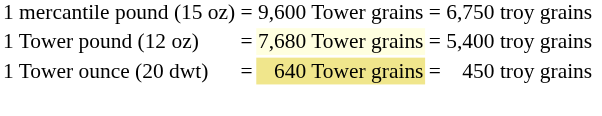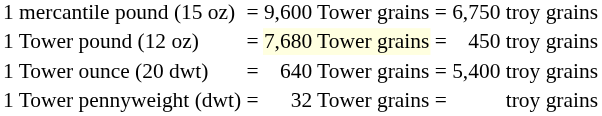(519, 41) 5,400 troy grains -> (533, 41) 450 troy grains
(349, 70) khaki background -> (355, 70) no background
(527, 70) 450 troy grains -> (525, 70) 5,400 troy grains
+ row: (122, 100)
